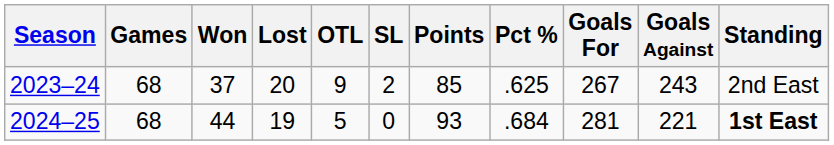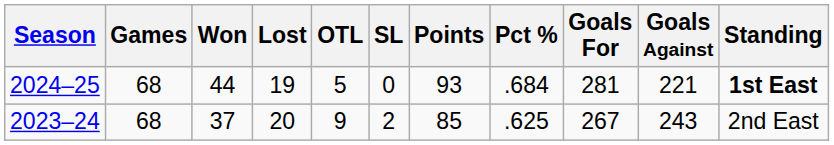rows swapped: (55, 85) <-> (55, 121)
